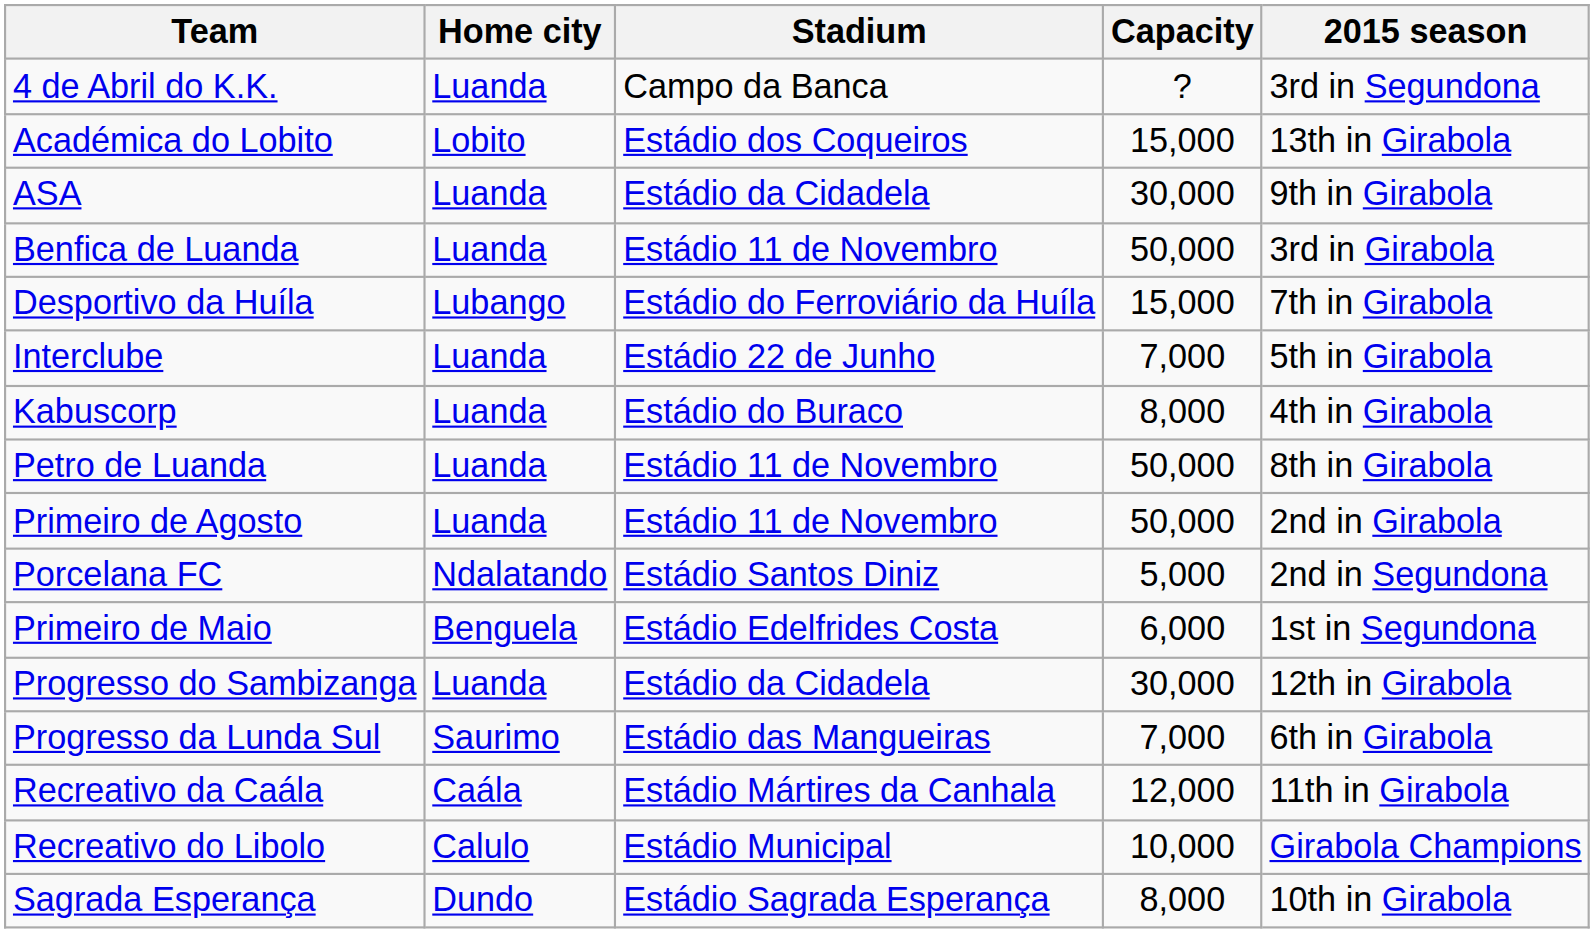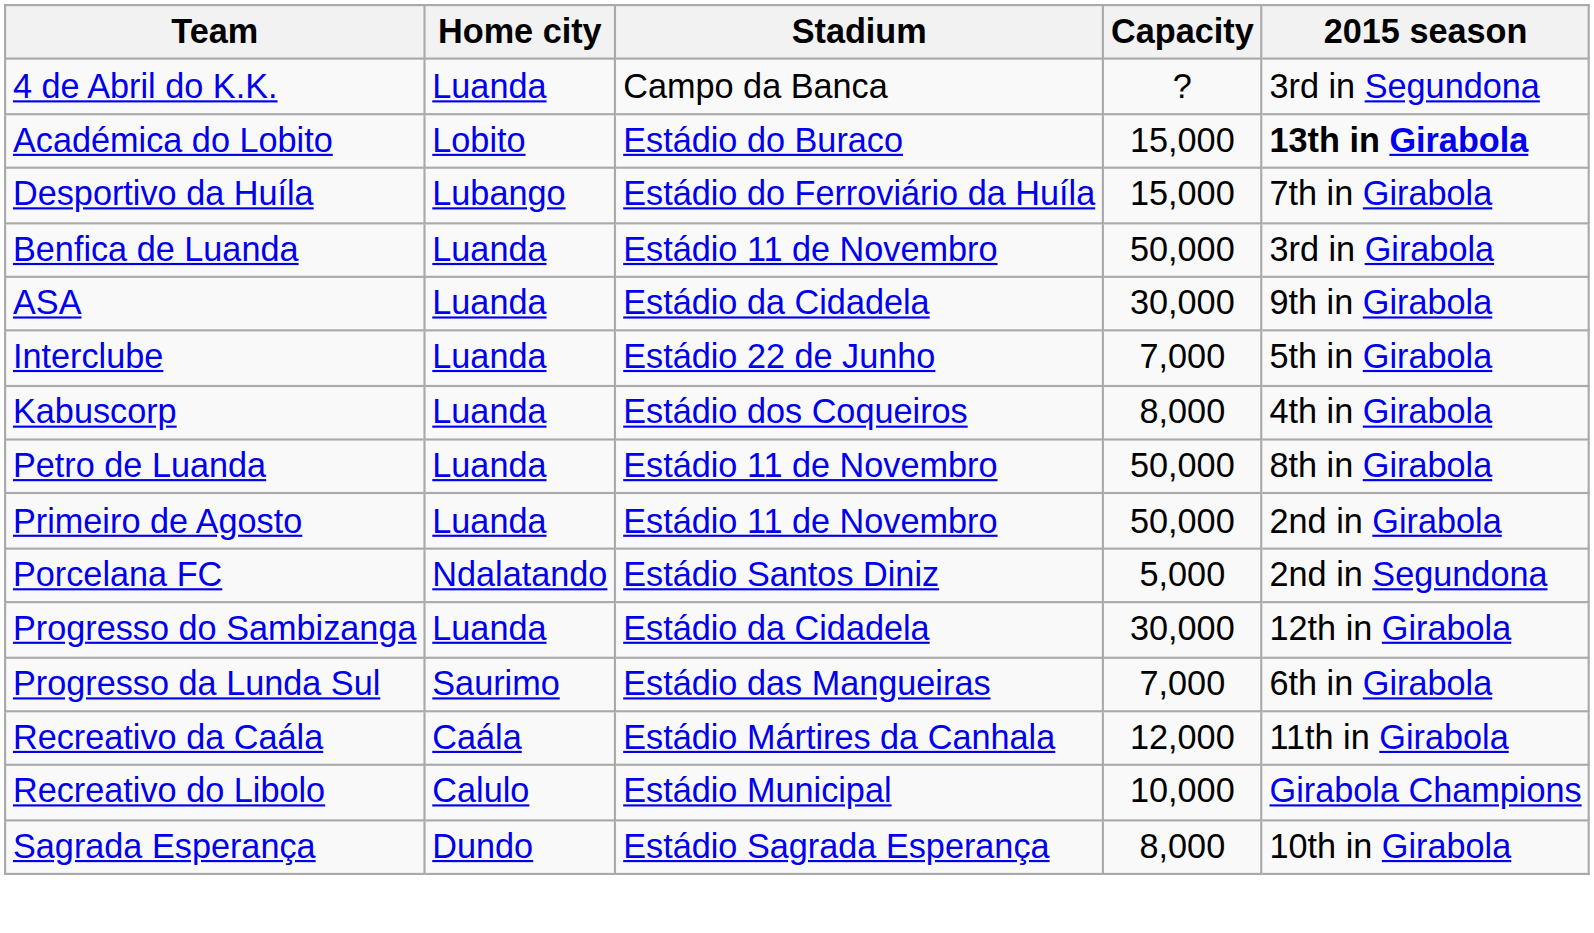(795, 140) Estádio dos Coqueiros -> (763, 140) Estádio do Buraco
(1390, 140) normal -> (1399, 140) bold
rows swapped: (47, 194) <-> (163, 303)
(763, 411) Estádio do Buraco -> (795, 411) Estádio dos Coqueiros
- row: (142, 628)
